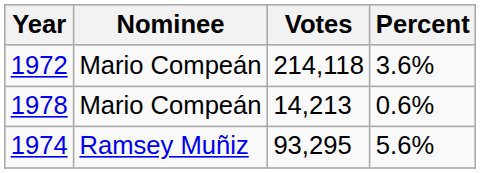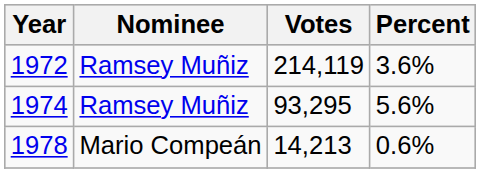(171, 65) Mario Compeán -> (164, 65) Ramsey Muñiz
(319, 65) 214,118 -> (319, 65) 214,119
rows swapped: (39, 146) <-> (39, 106)
